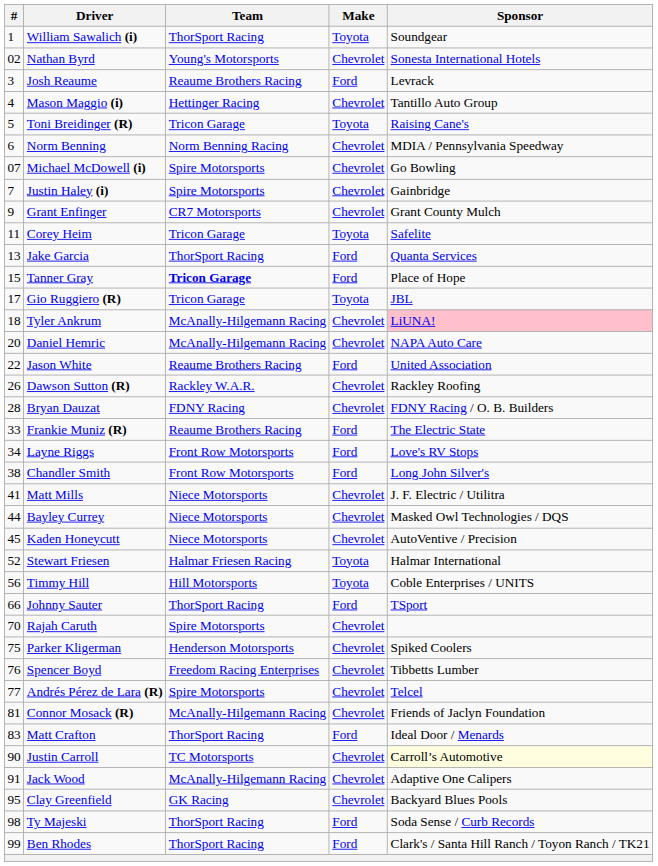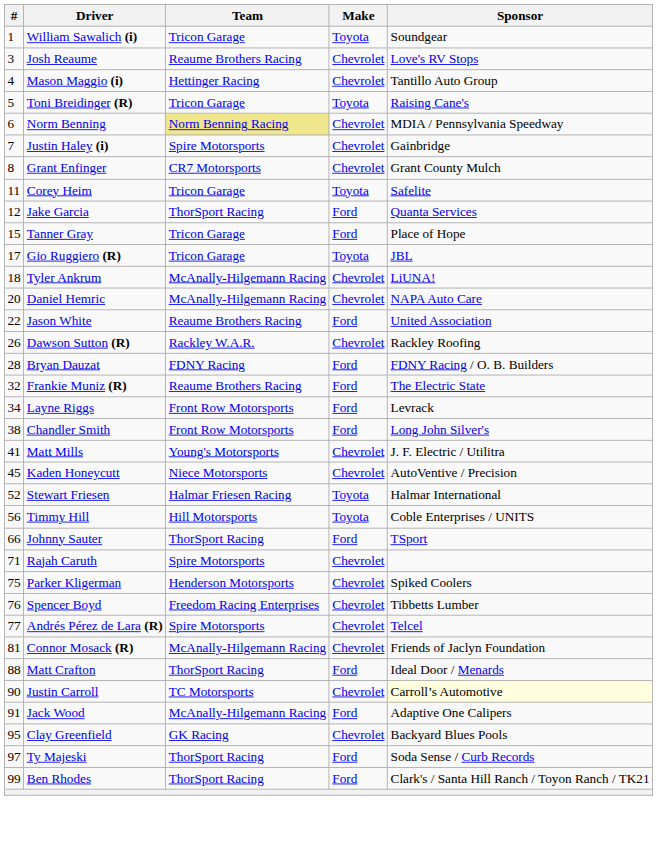(216, 37) ThorSport Racing -> (207, 37) Tricon Garage
- row: (61, 59)
(345, 81) Ford -> (358, 59) Chevrolet
(412, 81) Levrack -> (434, 59) Love's RV Stops
(229, 146) no background -> (229, 124) khaki background
- row: (86, 168)
(11, 211) 9 -> (11, 168) 8
(14, 255) 13 -> (14, 211) 12
(210, 277) bold -> (207, 233) normal
(413, 320) pink background -> (413, 277) no background
(358, 408) Chevrolet -> (345, 364) Ford
(14, 429) 33 -> (14, 386) 32
(434, 451) Love's RV Stops -> (412, 408) Levrack
(218, 495) Niece Motorsports -> (224, 451) Young's Motorsports
- row: (66, 517)
(14, 626) 70 -> (14, 560) 71
(14, 735) 83 -> (14, 669) 88
(358, 778) Chevrolet -> (345, 713) Ford
(14, 822) 98 -> (14, 756) 97
